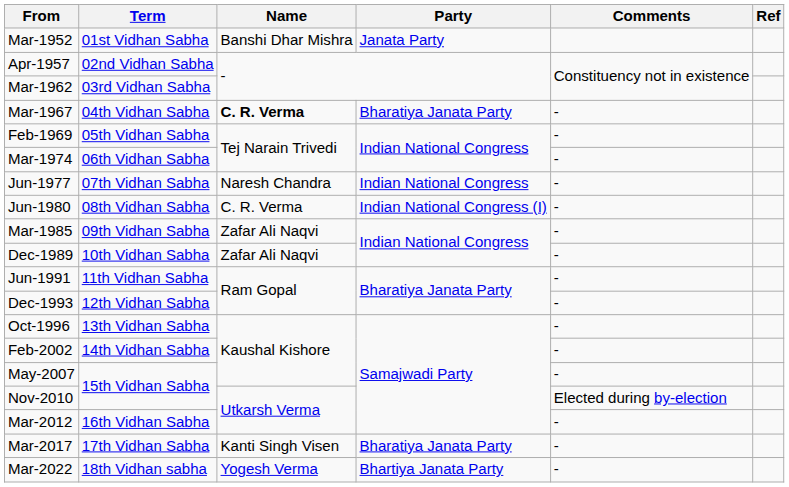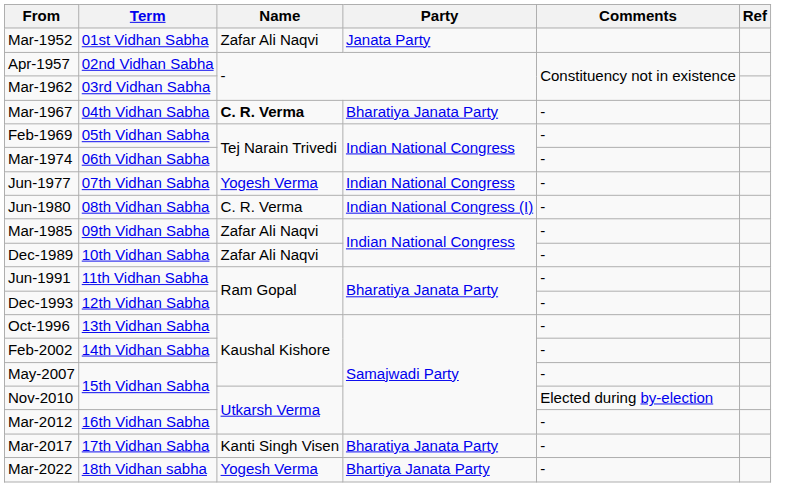(287, 40) Banshi Dhar Mishra -> (269, 40) Zafar Ali Naqvi
(276, 183) Naresh Chandra -> (269, 183) Yogesh Verma
